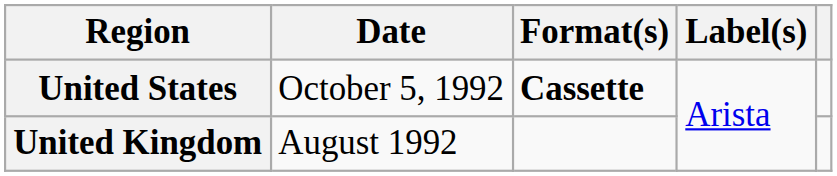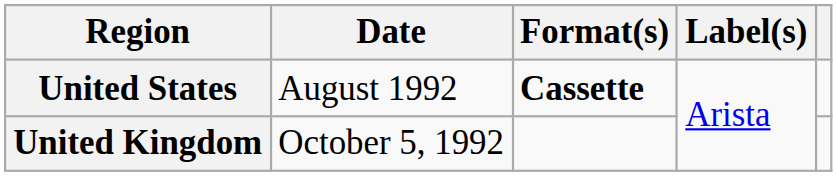(391, 87) October 5, 1992 -> (368, 87) August 1992
(368, 142) August 1992 -> (391, 142) October 5, 1992
